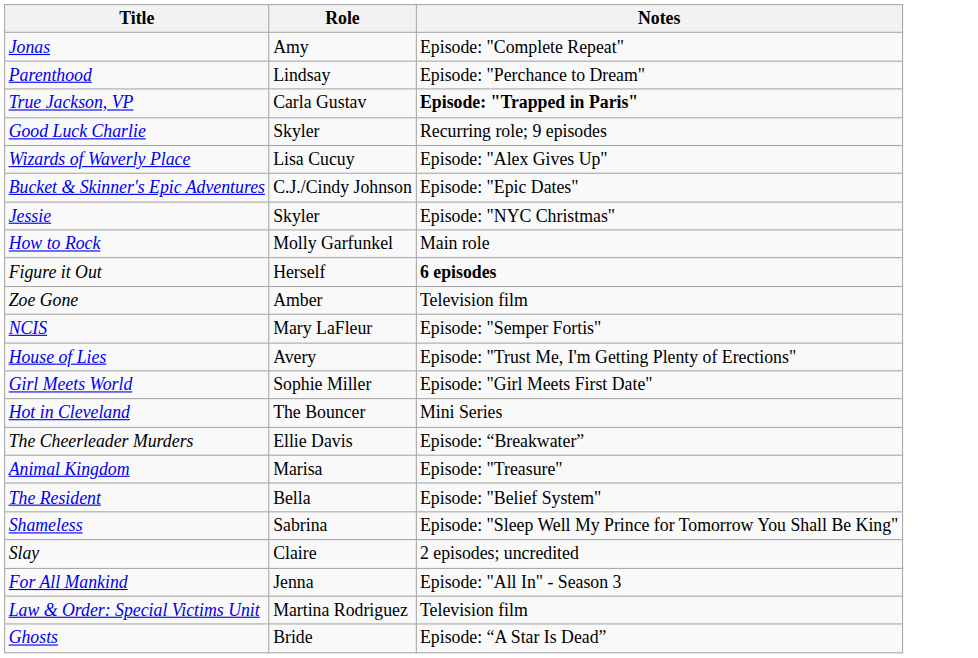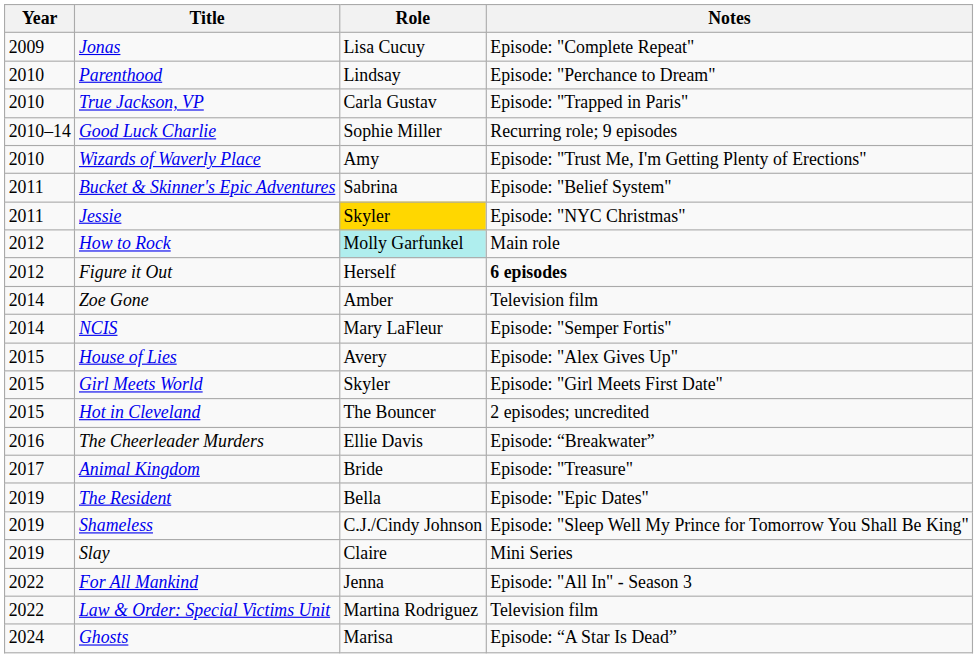+ column: (40, 18)
(291, 46) Amy -> (384, 46) Lisa Cucuy
(529, 103) bold -> (589, 103) normal
(296, 131) Skyler -> (393, 131) Sophie Miller
(314, 159) Lisa Cucuy -> (361, 159) Amy
(514, 159) Episode: "Alex Gives Up" -> (678, 159) Episode: "Trust Me, I'm Getting Plenty of Erections"
(342, 187) C.J./Cindy Johnson -> (371, 187) Sabrina
(499, 187) Episode: "Epic Dates" -> (581, 187) Episode: "Belief System"
(296, 215) no background -> (367, 215) gold background
(333, 243) no background -> (403, 243) paleturquoise background
(608, 356) Episode: "Trust Me, I'm Getting Plenty of Erections" -> (584, 356) Episode: "Alex Gives Up"
(322, 384) Sophie Miller -> (367, 384) Skyler
(461, 412) Mini Series -> (570, 412) 2 episodes; uncredited
(298, 469) Marisa -> (363, 469) Bride
(511, 497) Episode: "Belief System" -> (570, 497) Episode: "Epic Dates"
(300, 525) Sabrina -> (413, 525) C.J./Cindy Johnson
(499, 553) 2 episodes; uncredited -> (532, 553) Mini Series
(293, 638) Bride -> (368, 638) Marisa
